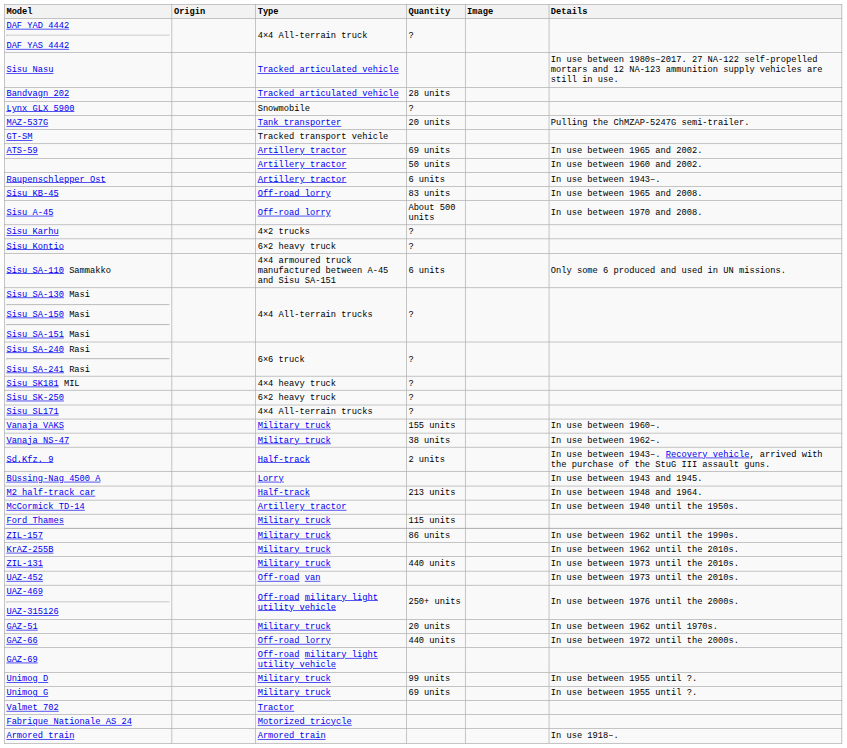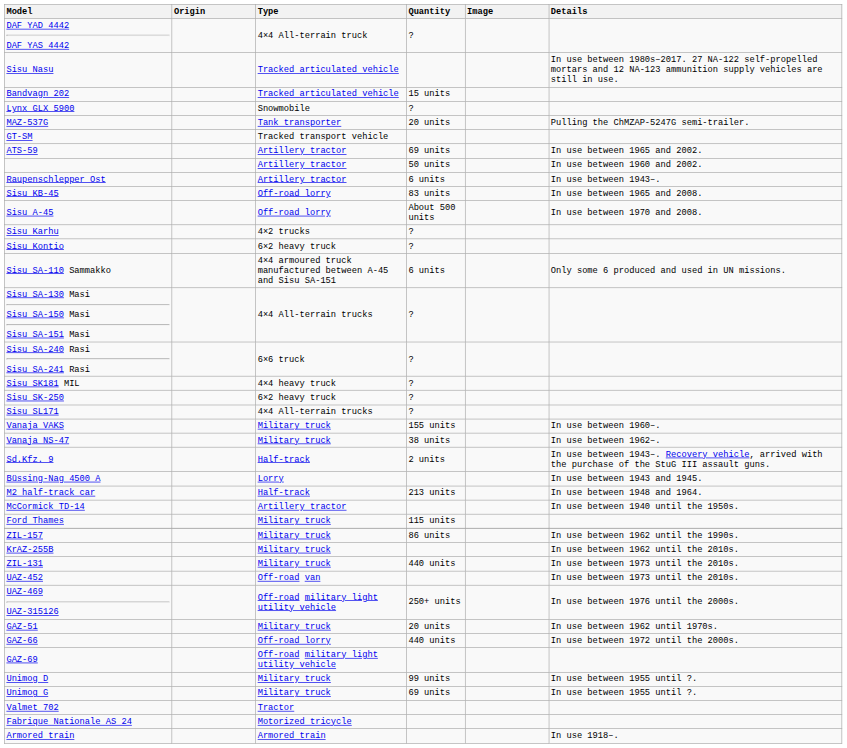(429, 94) 28 units -> (429, 94) 15 units
